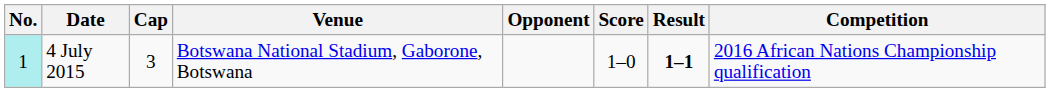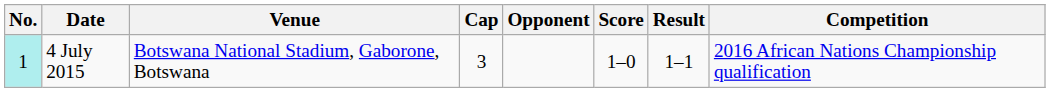columns swapped: (338, 19) <-> (151, 19)
(679, 60) bold -> (679, 60) normal
